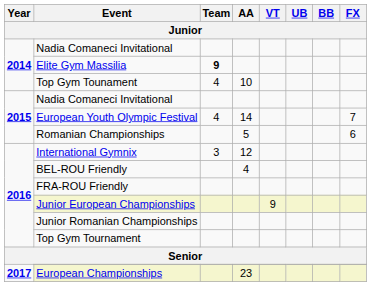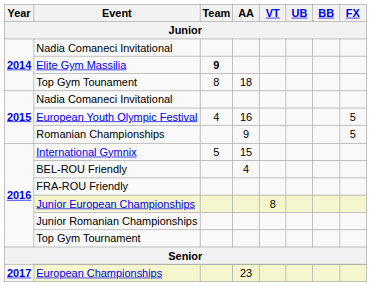(216, 83) 4 -> (216, 83) 8
(246, 83) 10 -> (246, 83) 18
(246, 117) 14 -> (246, 117) 16
(353, 117) 7 -> (353, 117) 5
(246, 134) 5 -> (246, 134) 9
(353, 134) 6 -> (353, 134) 5
(216, 152) 3 -> (216, 152) 5
(246, 152) 12 -> (246, 152) 15
(273, 204) 9 -> (273, 204) 8
